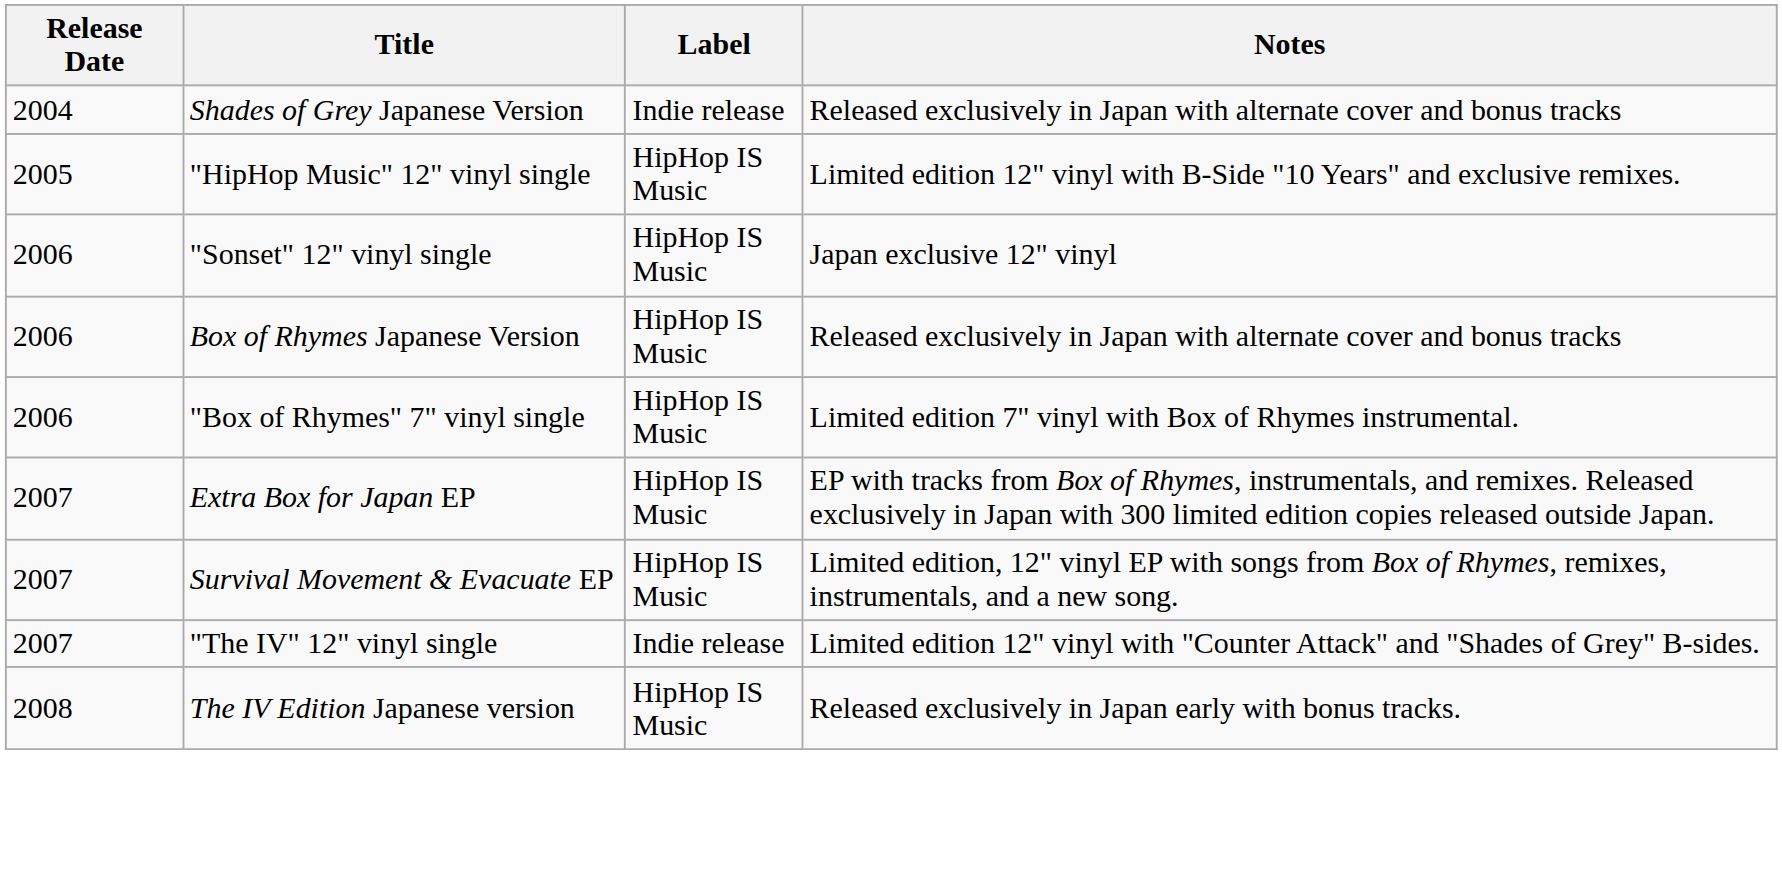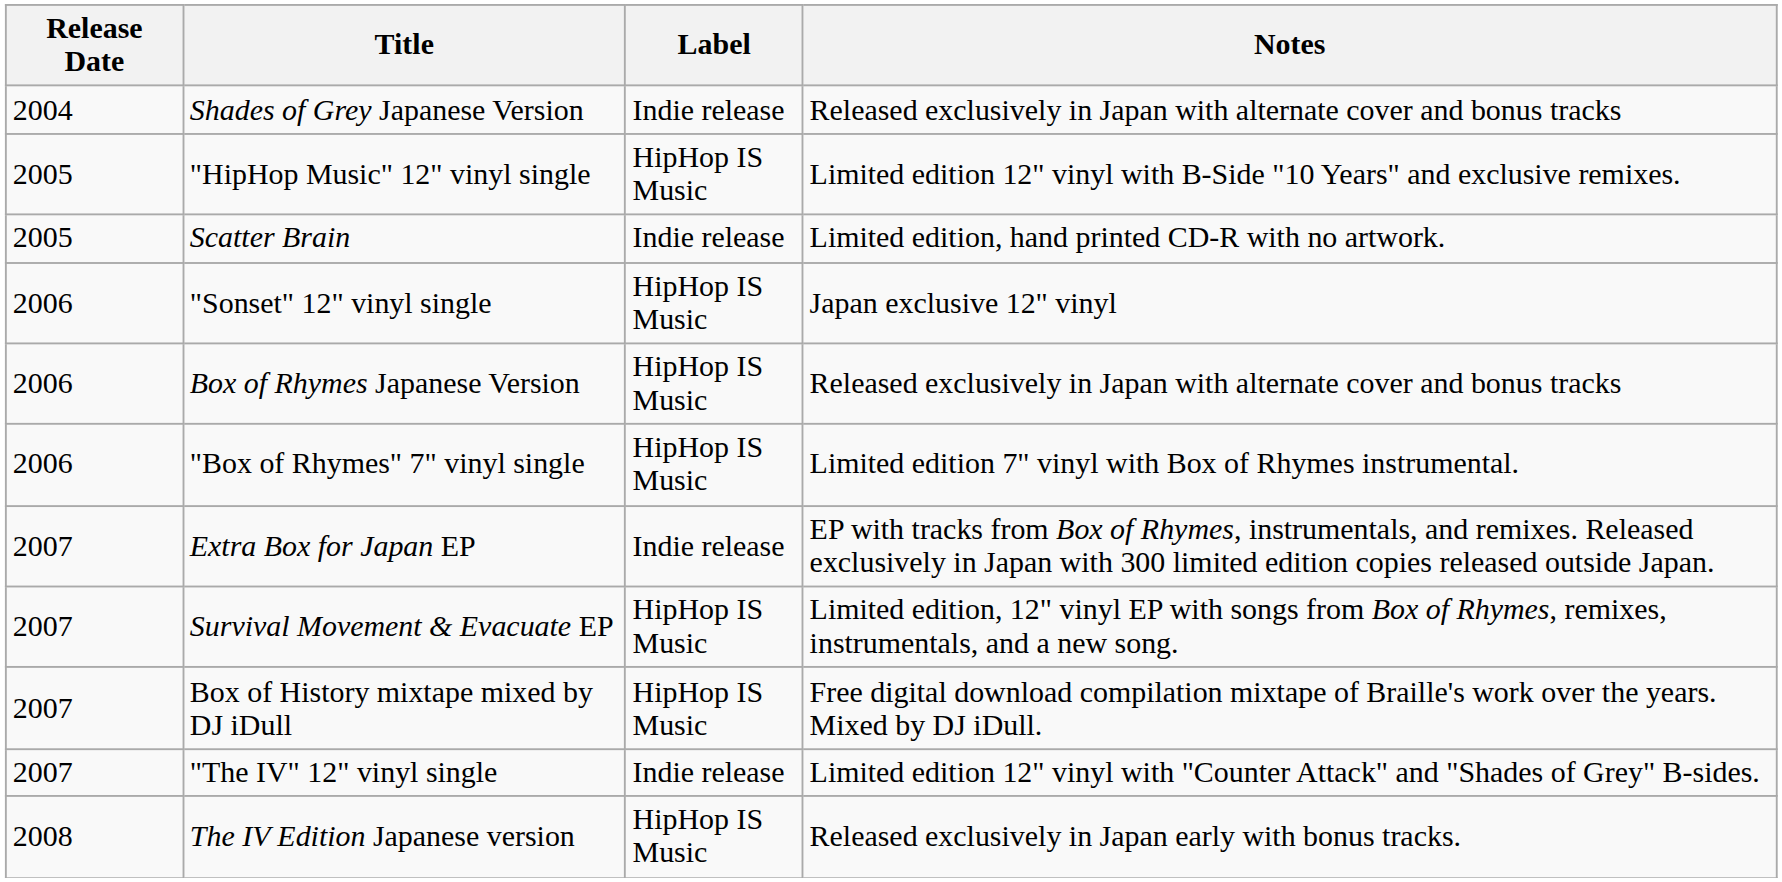+ row: (270, 237)
(698, 498) HipHop IS Music -> (709, 545) Indie release
+ row: (391, 707)
